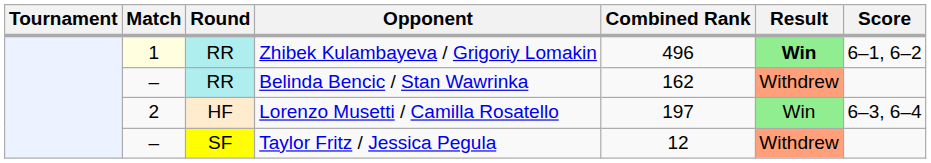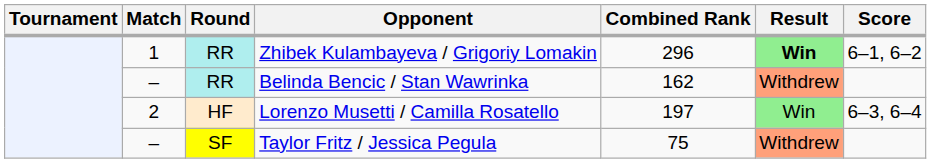(154, 52) lightyellow background -> (154, 52) no background
(678, 52) 496 -> (678, 52) 296
(678, 142) 12 -> (678, 142) 75
